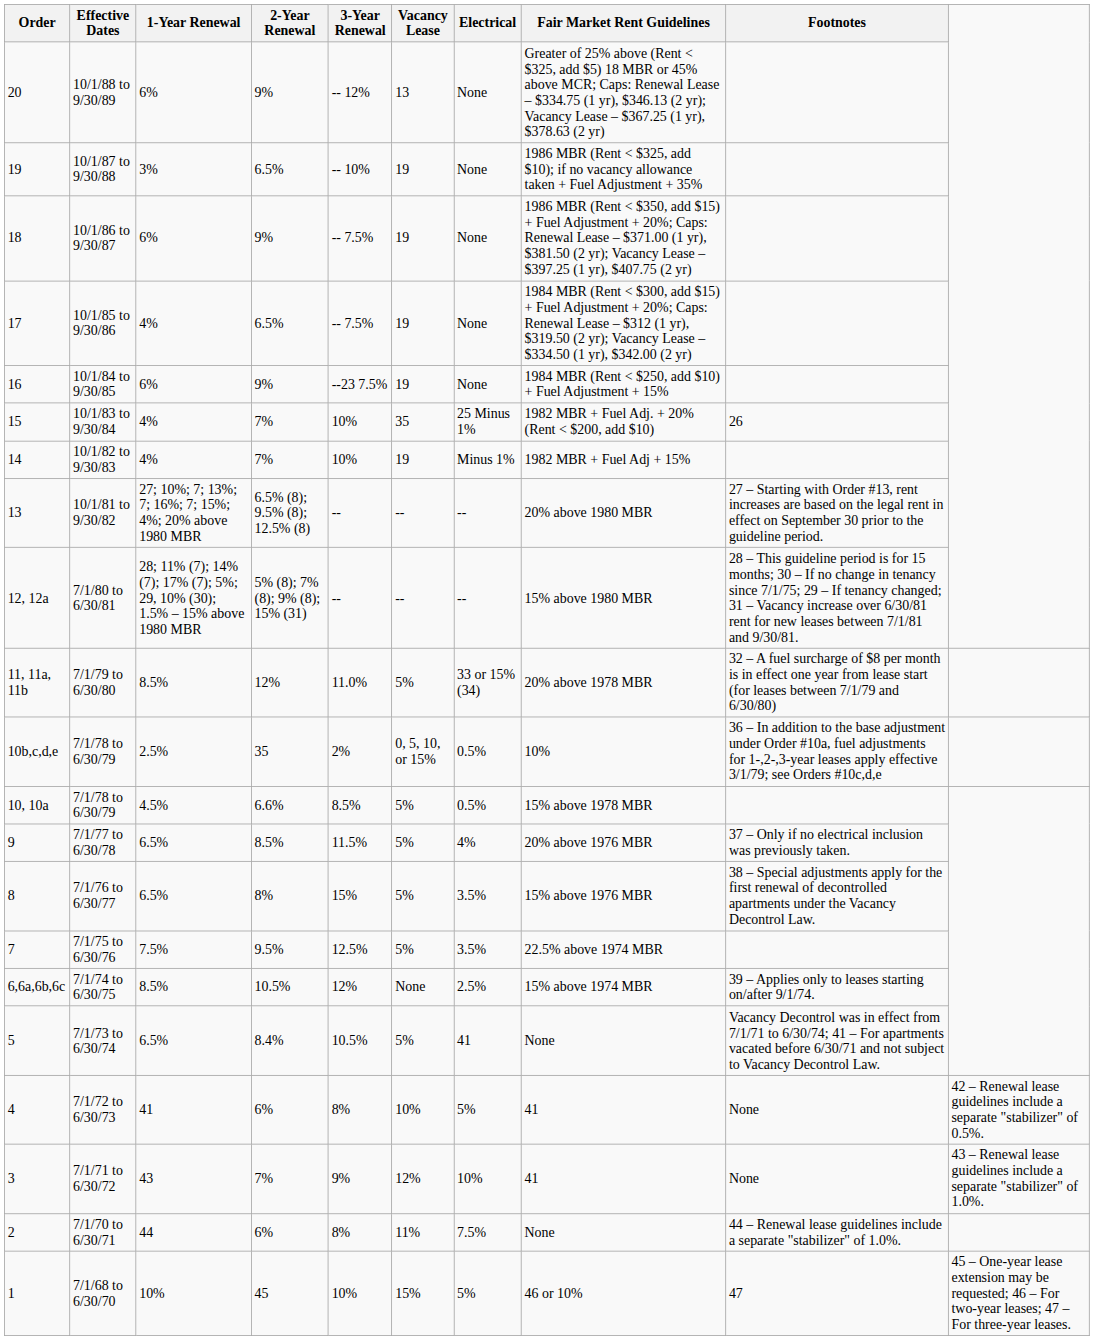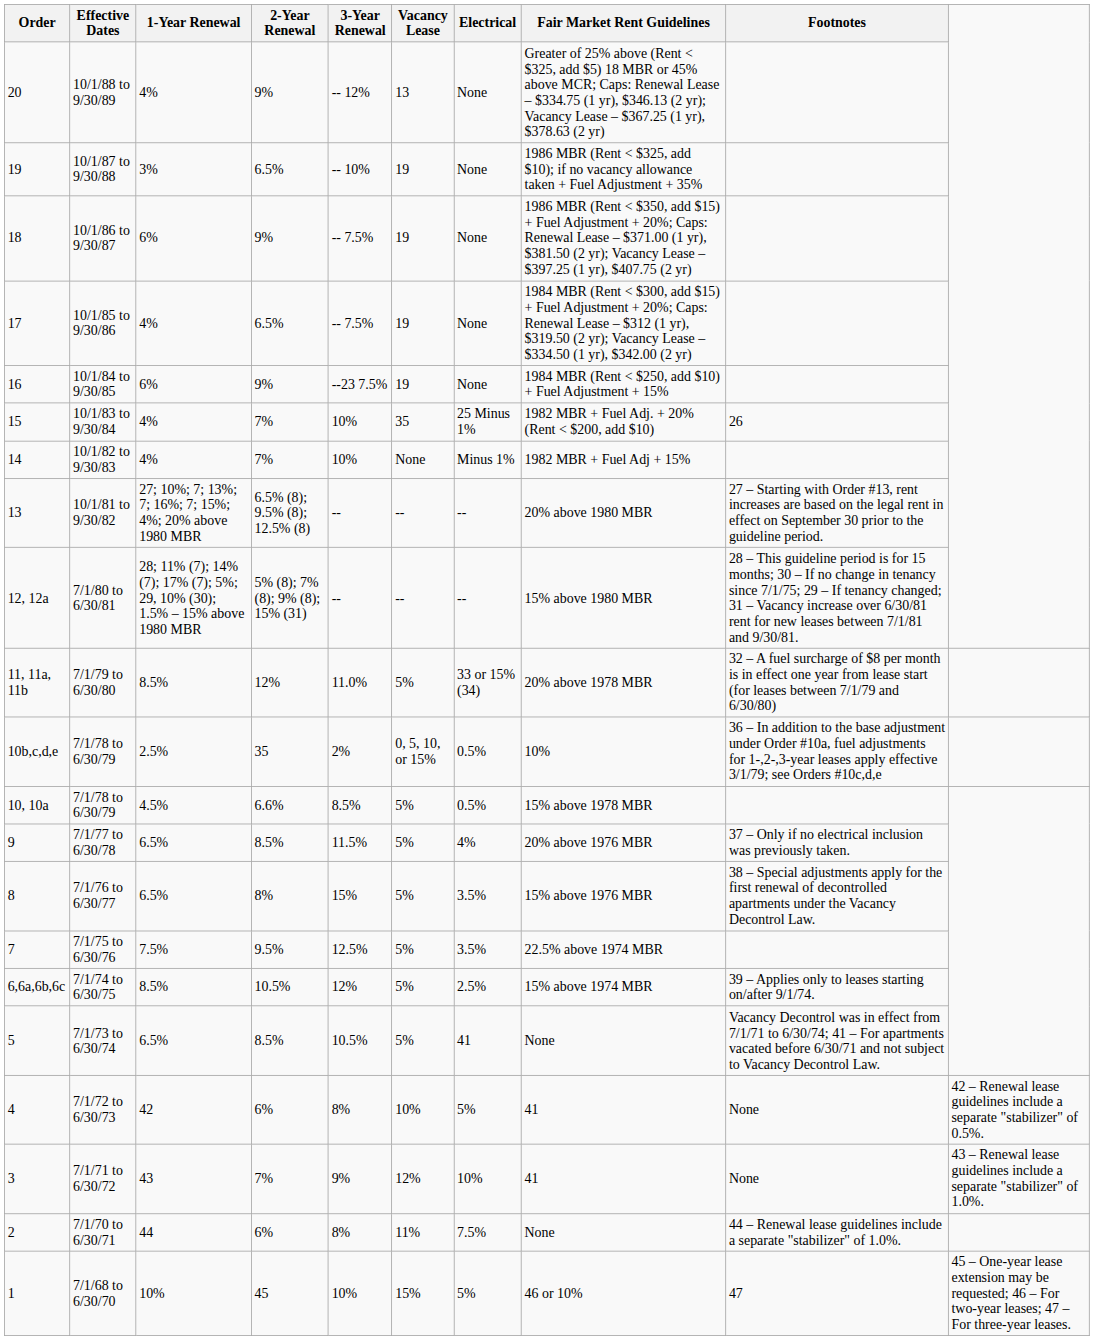(148, 92) 6% -> (148, 92) 4%
(402, 459) 19 -> (410, 459) None
(410, 987) None -> (404, 987) 5%
(269, 1040) 8.4% -> (269, 1040) 8.5%
(146, 1109) 41 -> (146, 1109) 42
